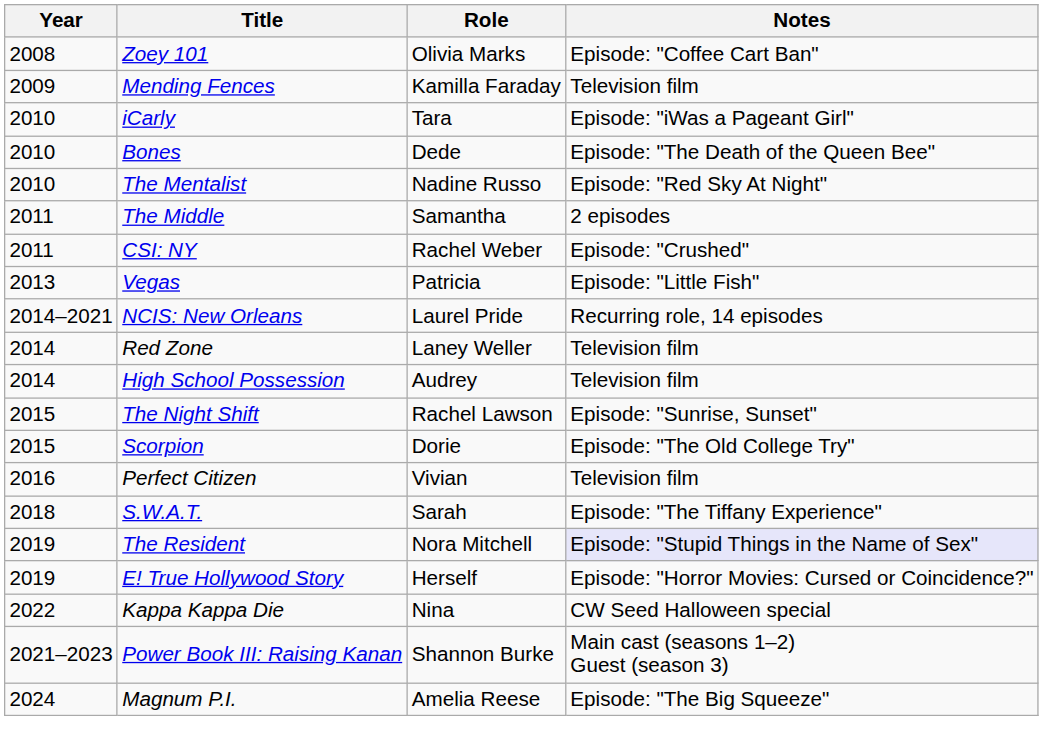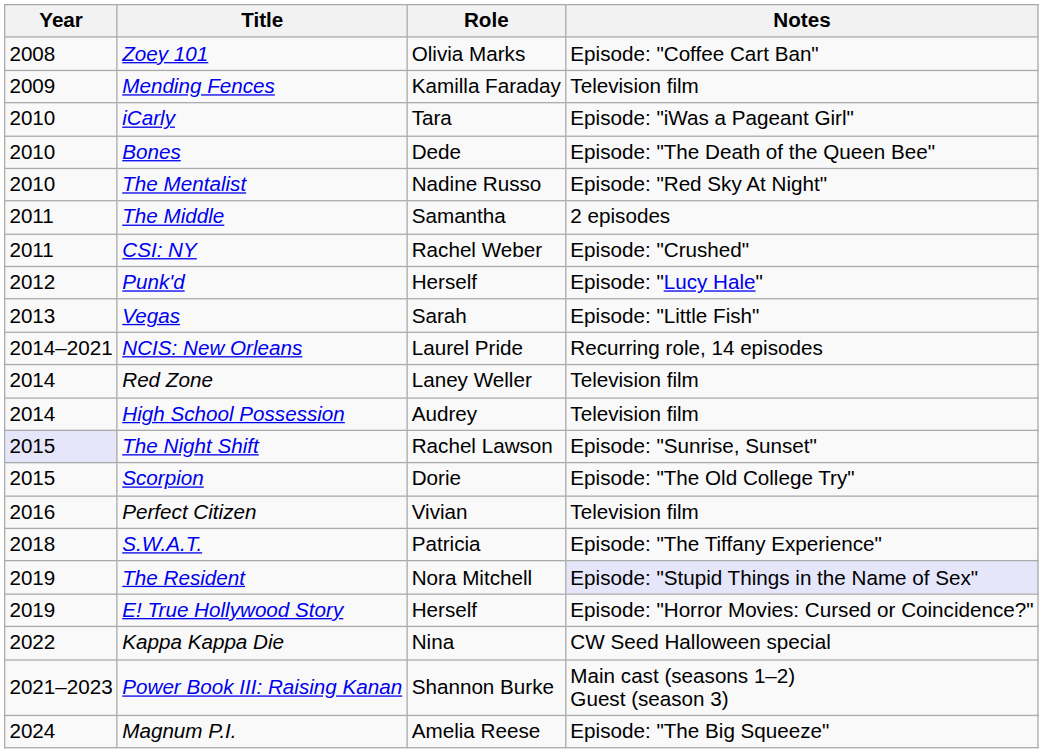+ row: (153, 282)
(446, 282) Patricia -> (439, 315) Sarah
(32, 413) no background -> (32, 446) lavender background
(439, 511) Sarah -> (446, 544) Patricia
